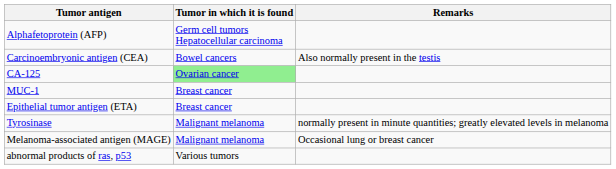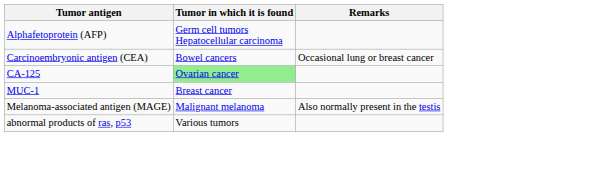(369, 57) Also normally present in the testis -> (366, 57) Occasional lung or breast cancer
- row: (72, 106)
- row: (29, 123)
(366, 139) Occasional lung or breast cancer -> (369, 106) Also normally present in the testis
